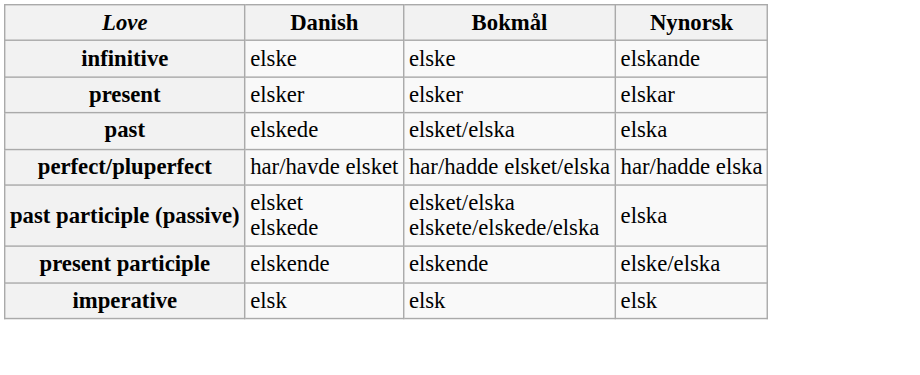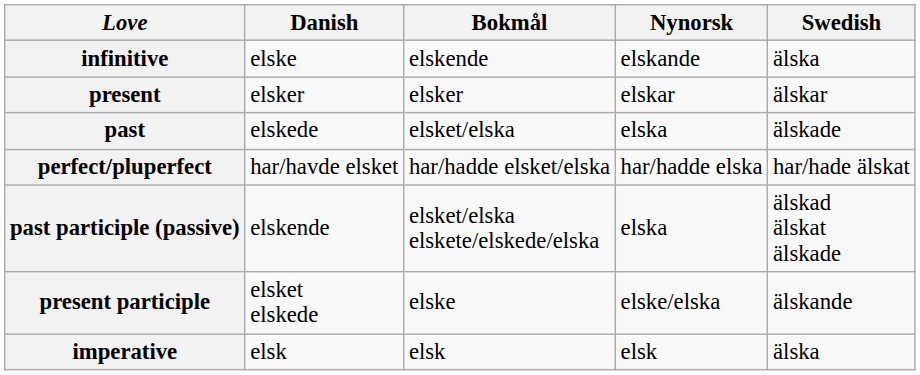+ column: (841, 22)
(432, 58) elske -> (449, 58) elskende
(284, 215) elsket elskede -> (290, 228) elskende
(290, 264) elskende -> (284, 302) elsket elskede
(449, 264) elskende -> (432, 302) elske
